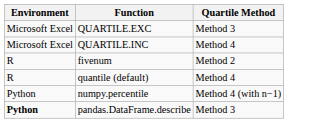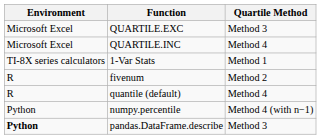+ row: (132, 61)
